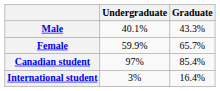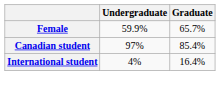- row: (52, 29)
(135, 78) 3% -> (135, 62) 4%
